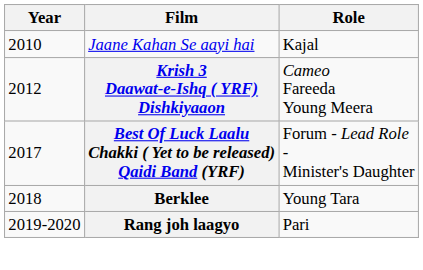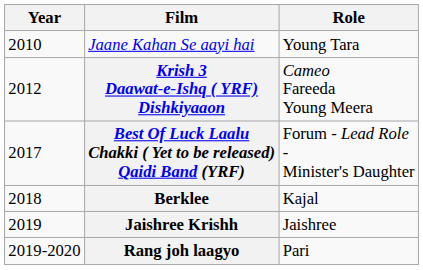(301, 44) Kajal -> (321, 44) Young Tara
(321, 198) Young Tara -> (301, 198) Kajal
+ row: (182, 224)
